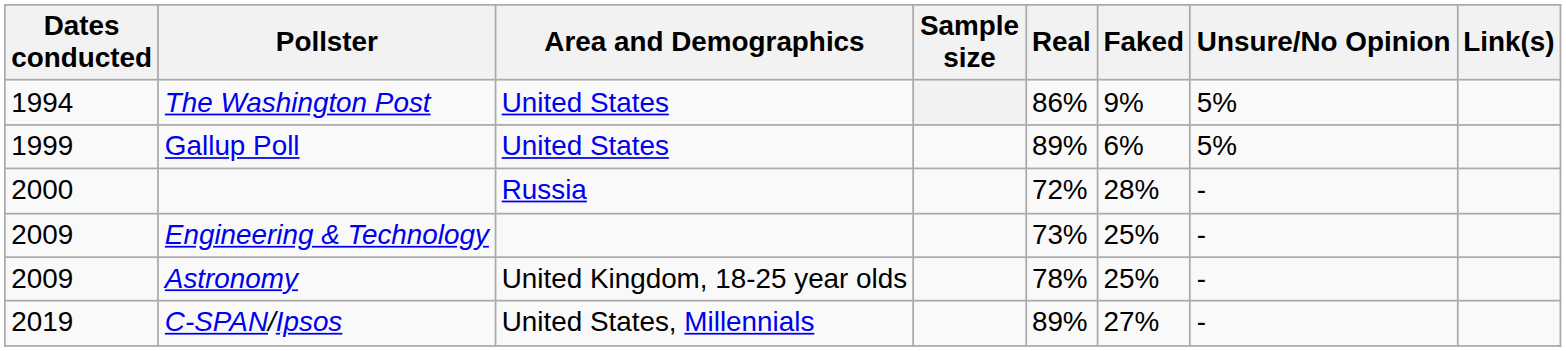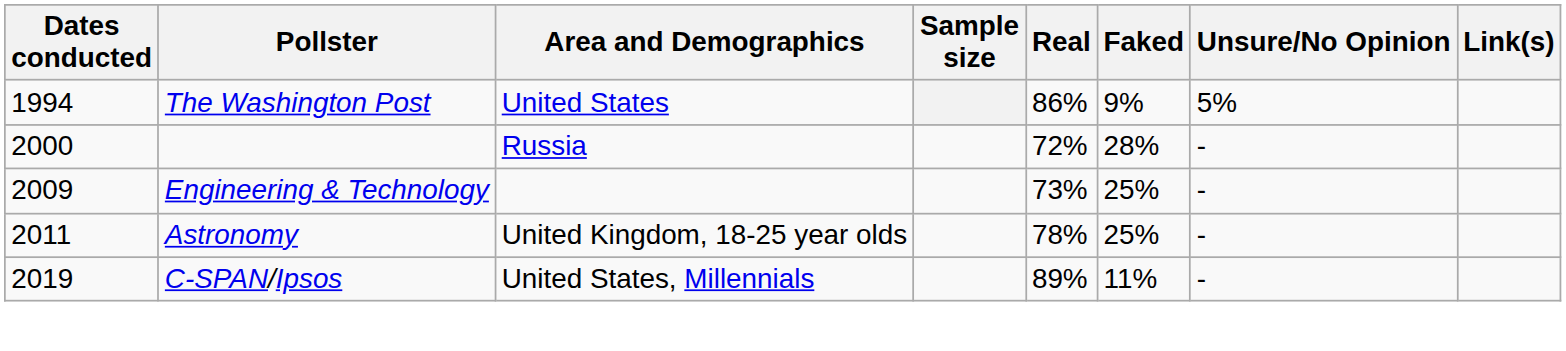- row: (232, 146)
(42, 278) 2009 -> (41, 234) 2011
(1131, 322) 27% -> (1130, 278) 11%
